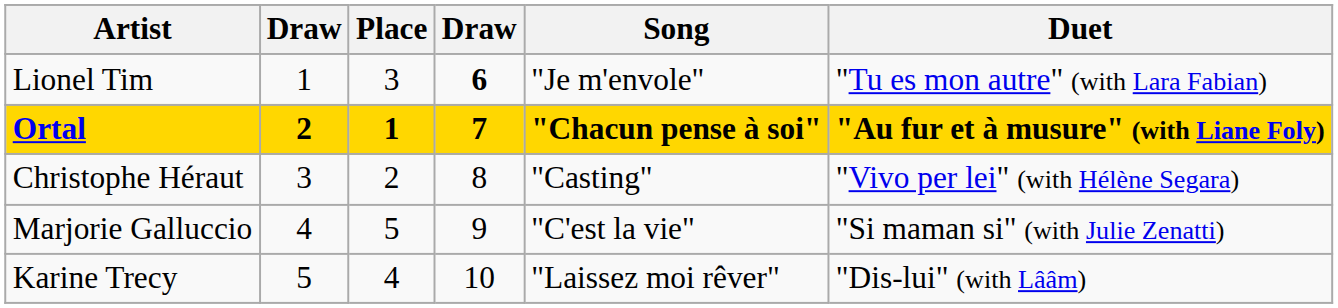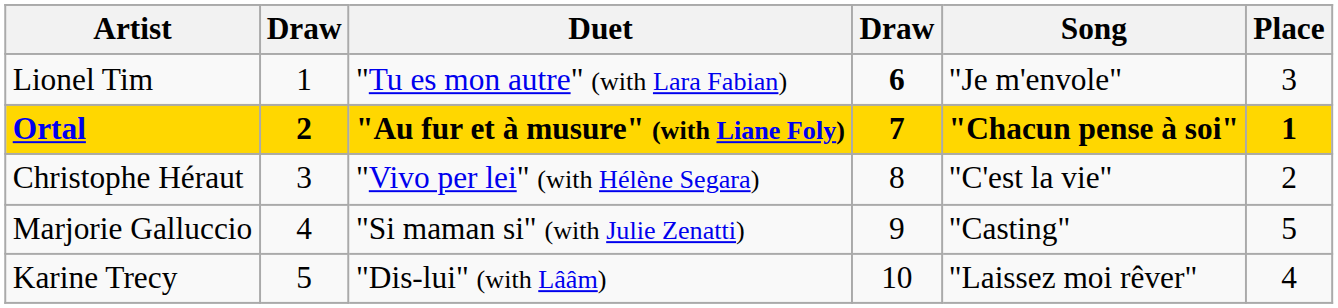columns swapped: (1080, 29) <-> (392, 29)
(592, 178) "Casting" -> (1031, 178) "C'est la vie"
(613, 228) "C'est la vie" -> (1009, 228) "Casting"
